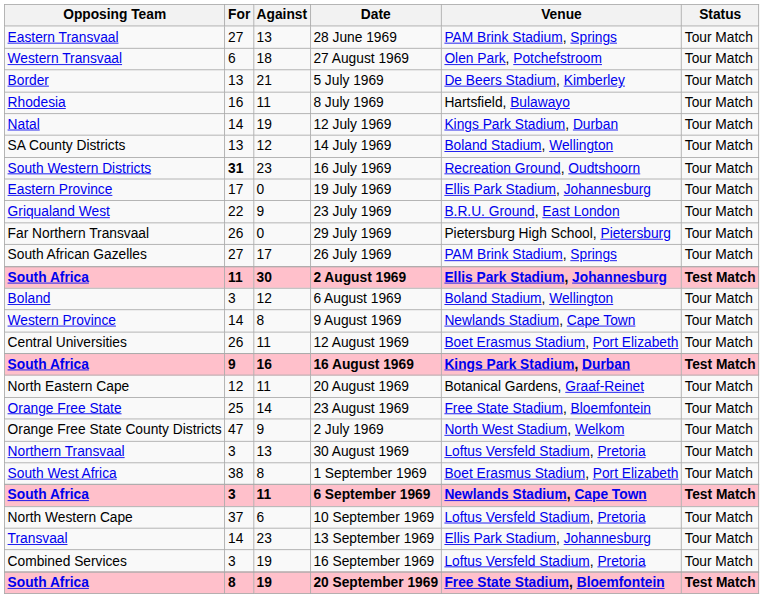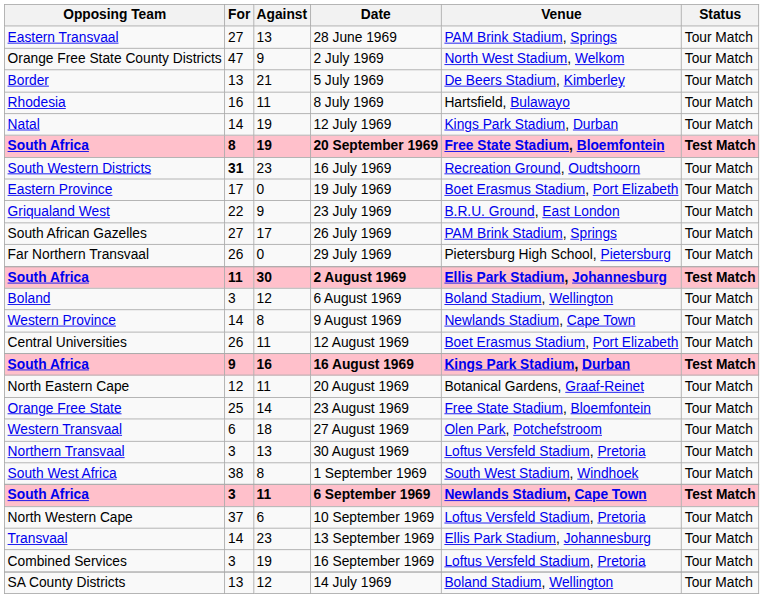rows swapped: (349, 430) <-> (361, 59)
rows swapped: (352, 146) <-> (376, 582)
(548, 189) Ellis Park Stadium, Johannesburg -> (561, 189) Boet Erasmus Stadium, Port Elizabeth
rows swapped: (352, 255) <-> (352, 233)
(561, 473) Boet Erasmus Stadium, Port Elizabeth -> (541, 473) South West Stadium, Windhoek
